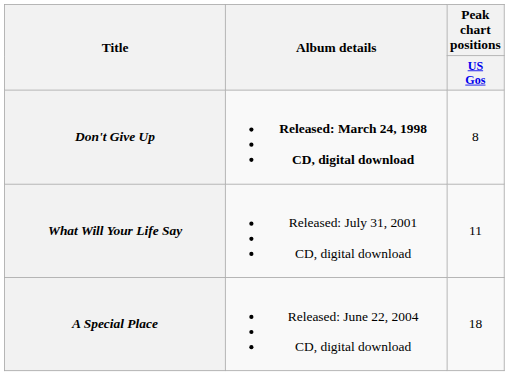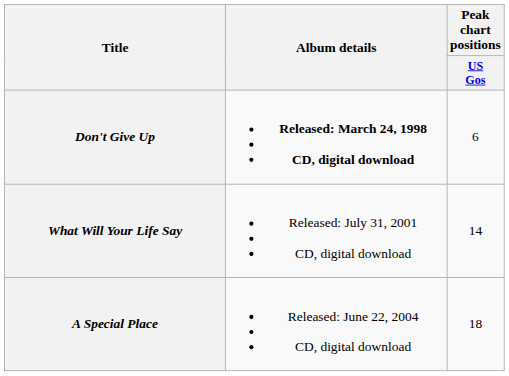(475, 137) 8 -> (475, 137) 6
(475, 230) 11 -> (475, 230) 14
